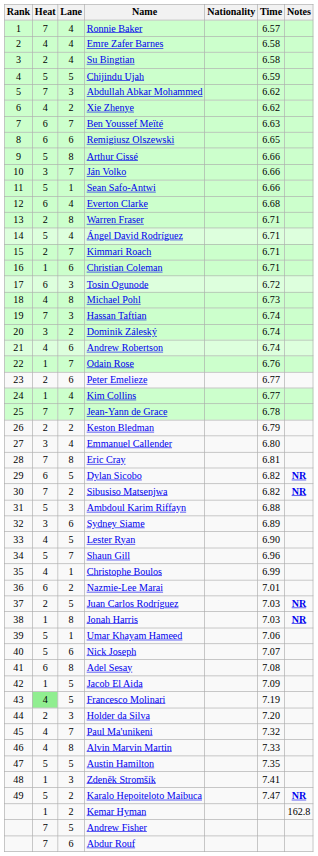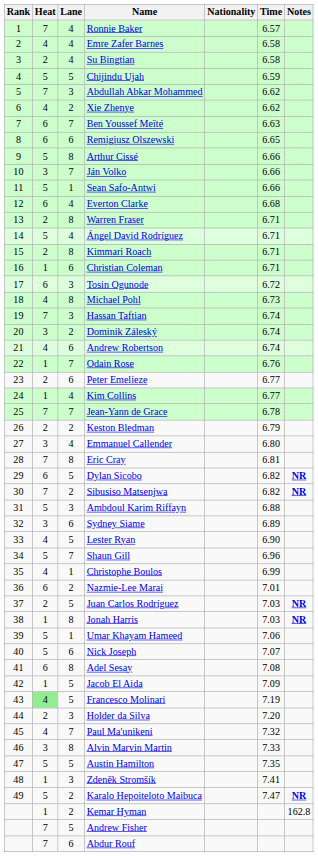(71, 252) 7 -> (71, 252) 8
(45, 747) 4 -> (45, 747) 3
